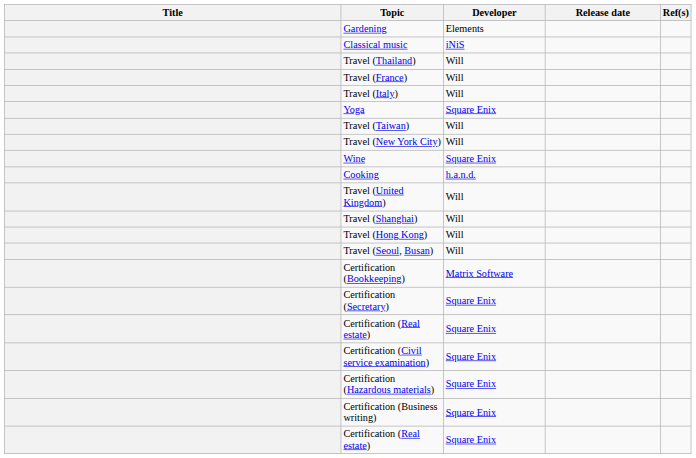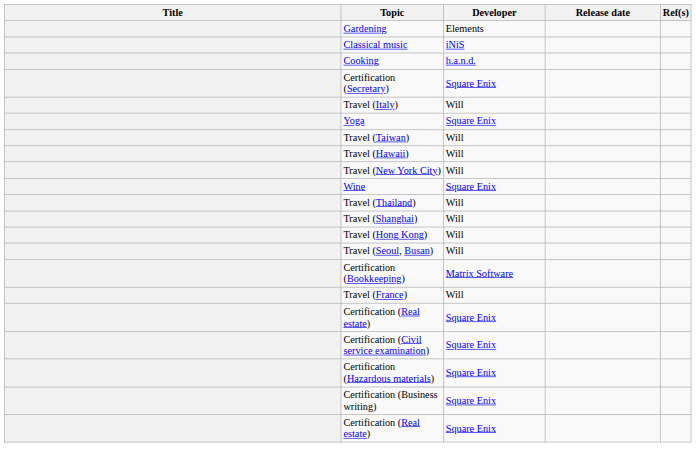rows swapped: (380, 61) <-> (361, 175)
rows swapped: (375, 77) <-> (369, 301)
+ row: (376, 154)
- row: (374, 197)
